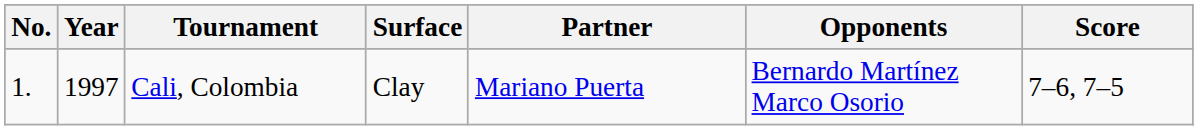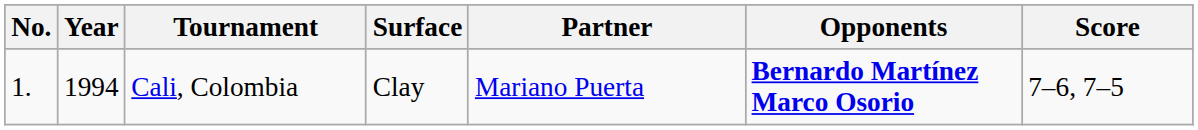(91, 86) 1997 -> (91, 86) 1994
(855, 86) normal -> (865, 86) bold
